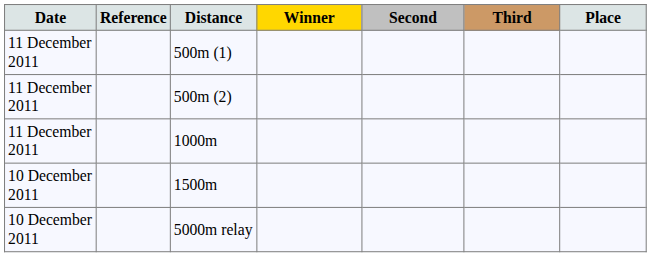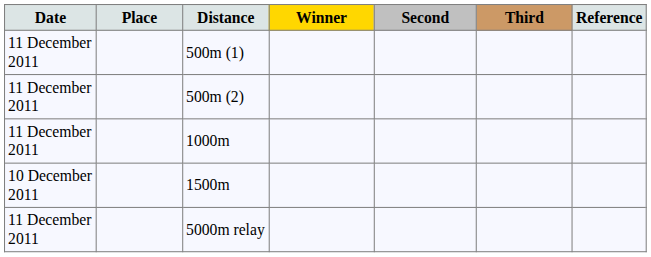columns swapped: (603, 17) <-> (133, 17)
(50, 229) 10 December 2011 -> (50, 229) 11 December 2011
